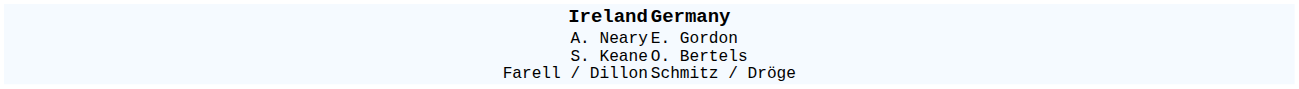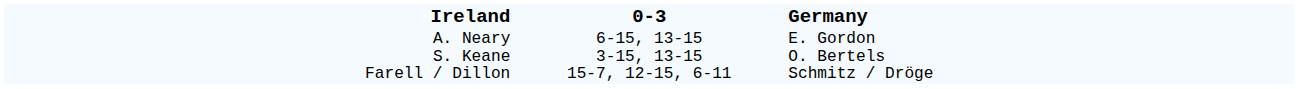+ column: (649, 16)
